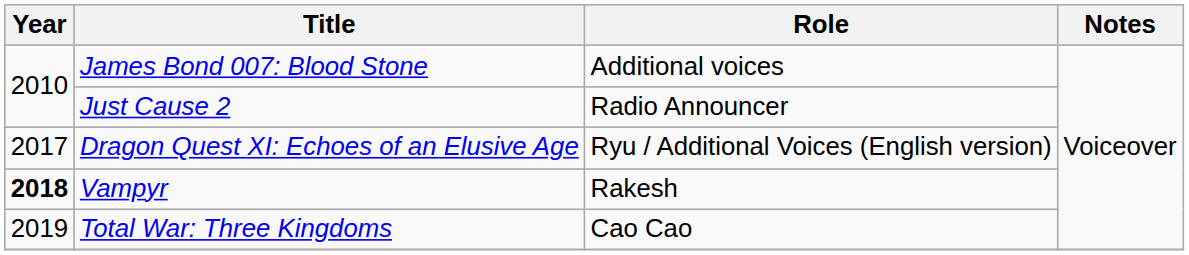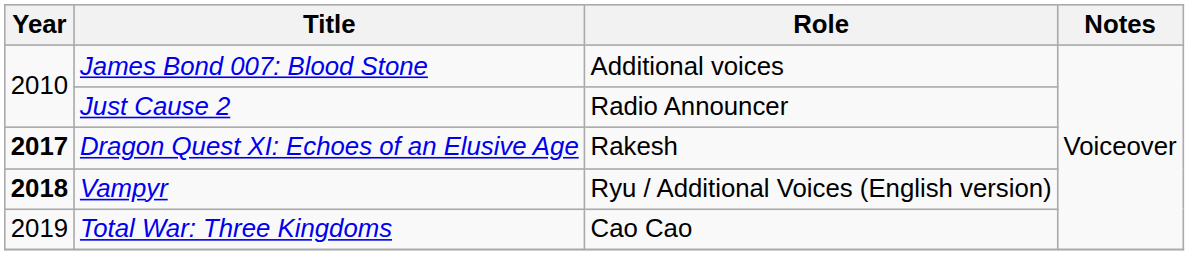(39, 147) normal -> (39, 147) bold
(821, 147) Ryu / Additional Voices (English version) -> (634, 147) Rakesh
(634, 188) Rakesh -> (821, 188) Ryu / Additional Voices (English version)
